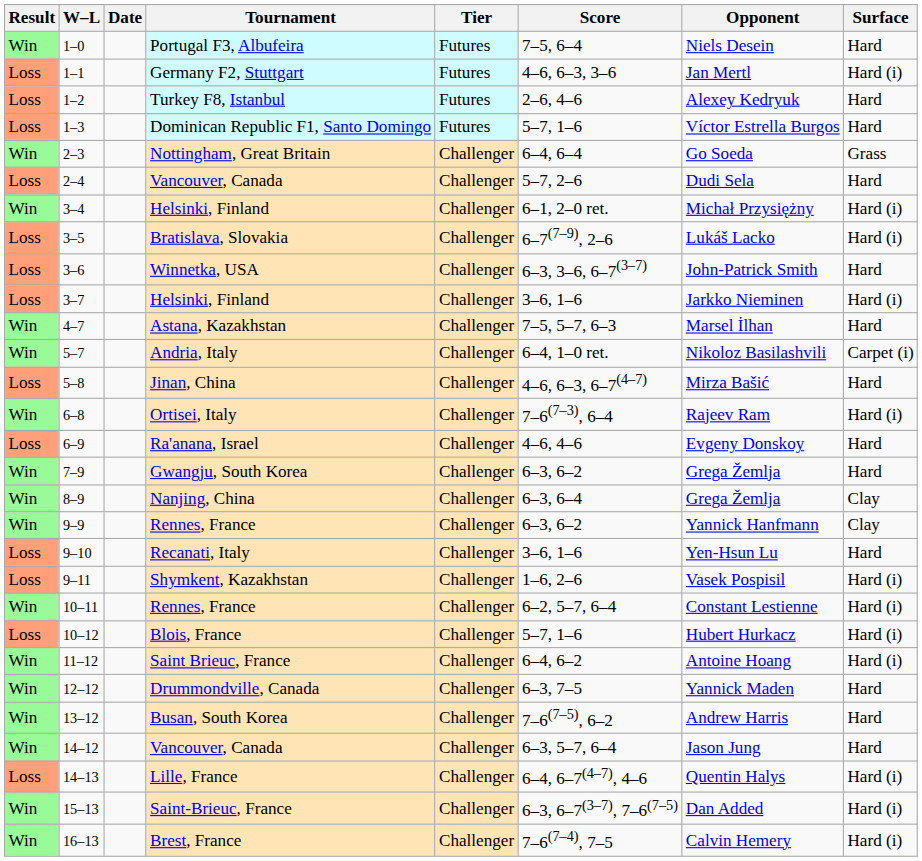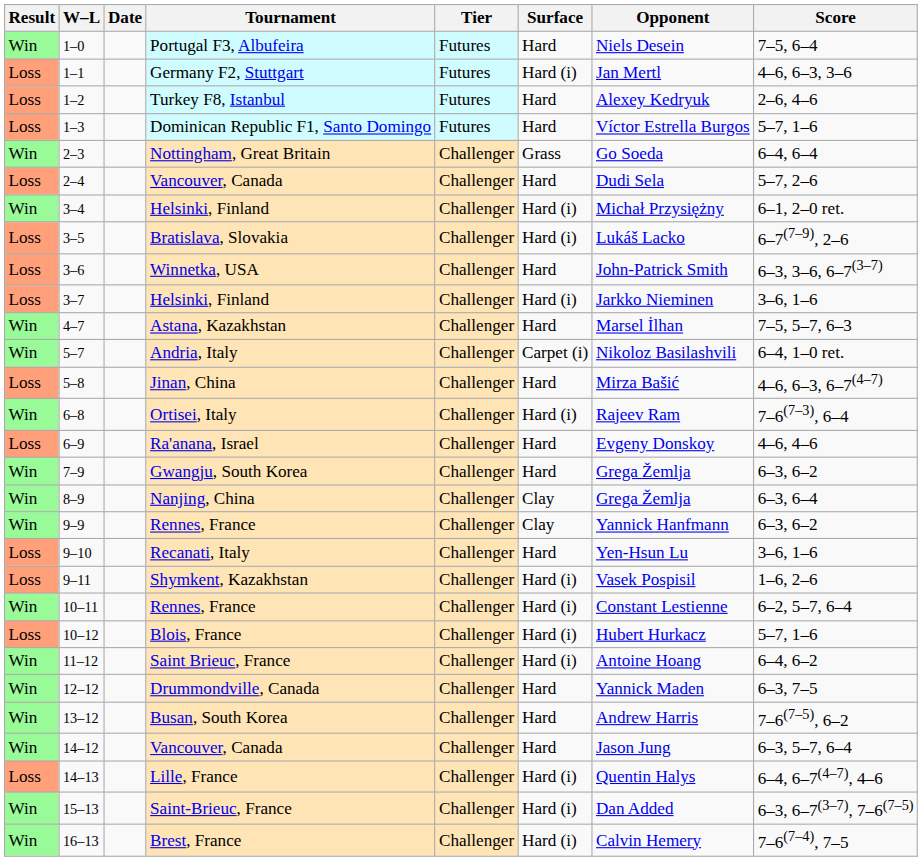columns swapped: (881, 18) <-> (600, 18)
